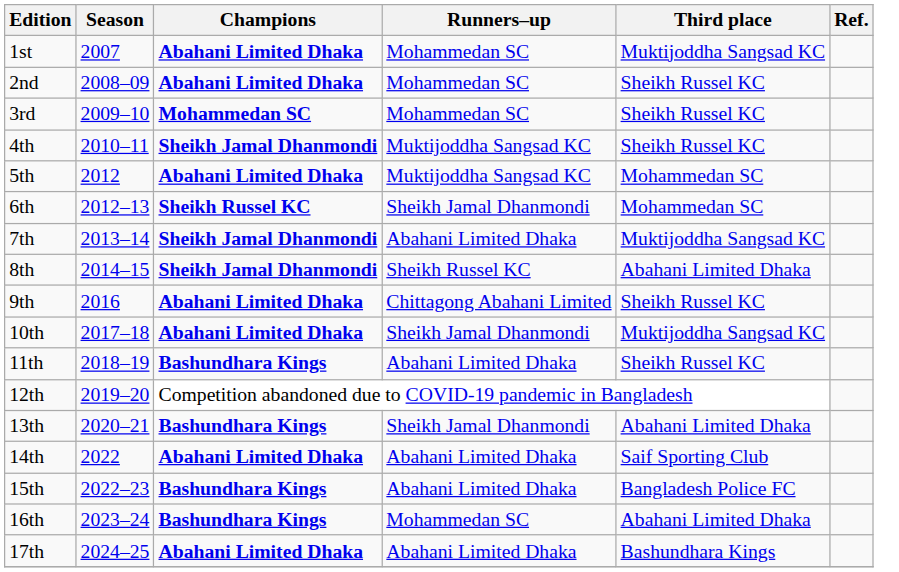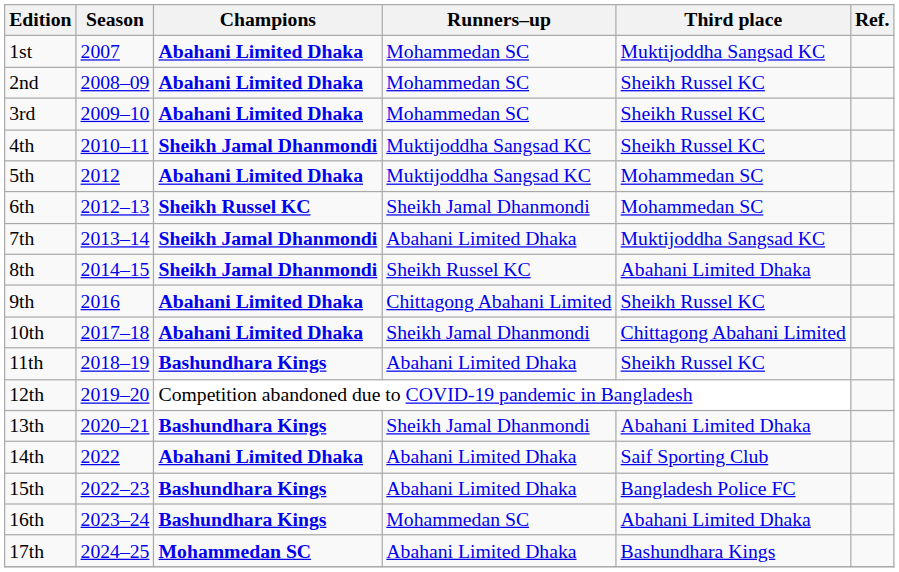(235, 113) Mohammedan SC -> (261, 113) Abahani Limited Dhaka
(723, 332) Muktijoddha Sangsad KC -> (733, 332) Chittagong Abahani Limited
(261, 550) Abahani Limited Dhaka -> (235, 550) Mohammedan SC
